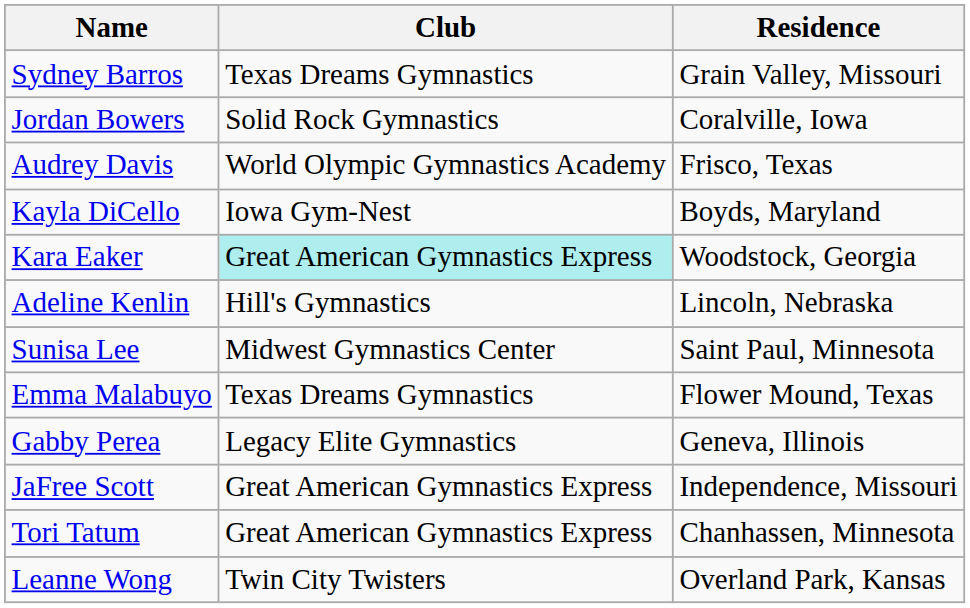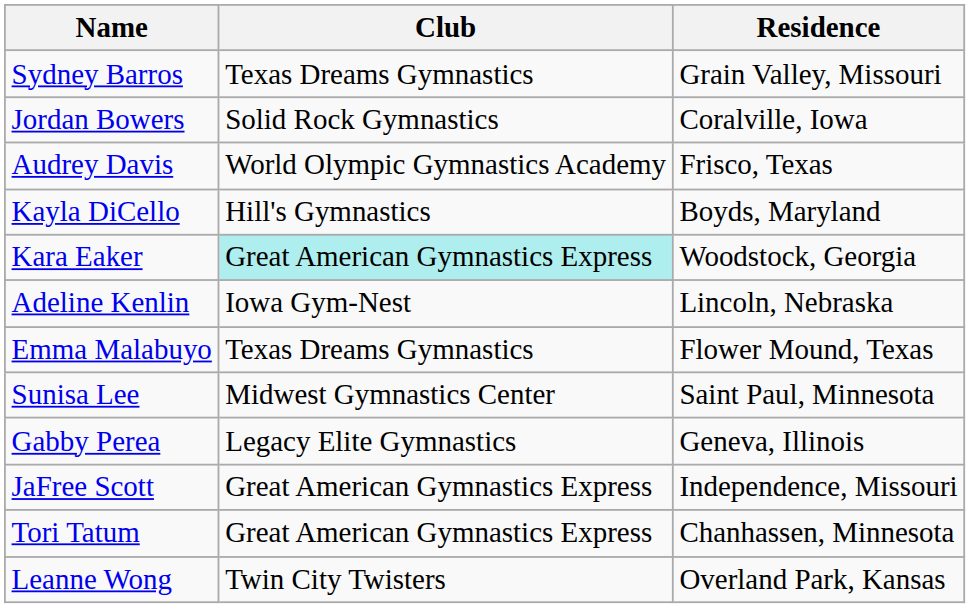(318, 211) Iowa Gym-Nest -> (328, 211) Hill's Gymnastics
(328, 303) Hill's Gymnastics -> (318, 303) Iowa Gym-Nest
rows swapped: (76, 348) <-> (112, 394)
